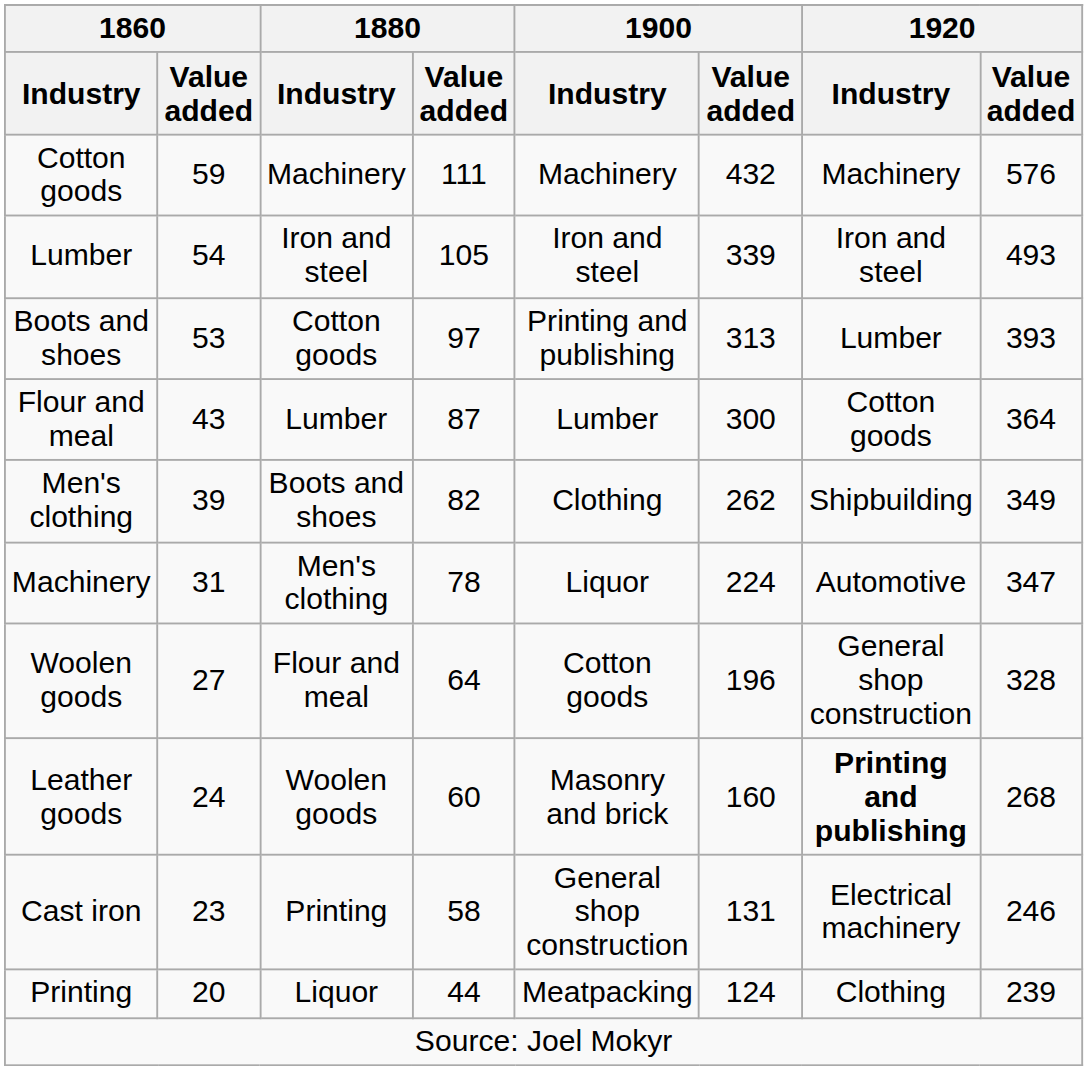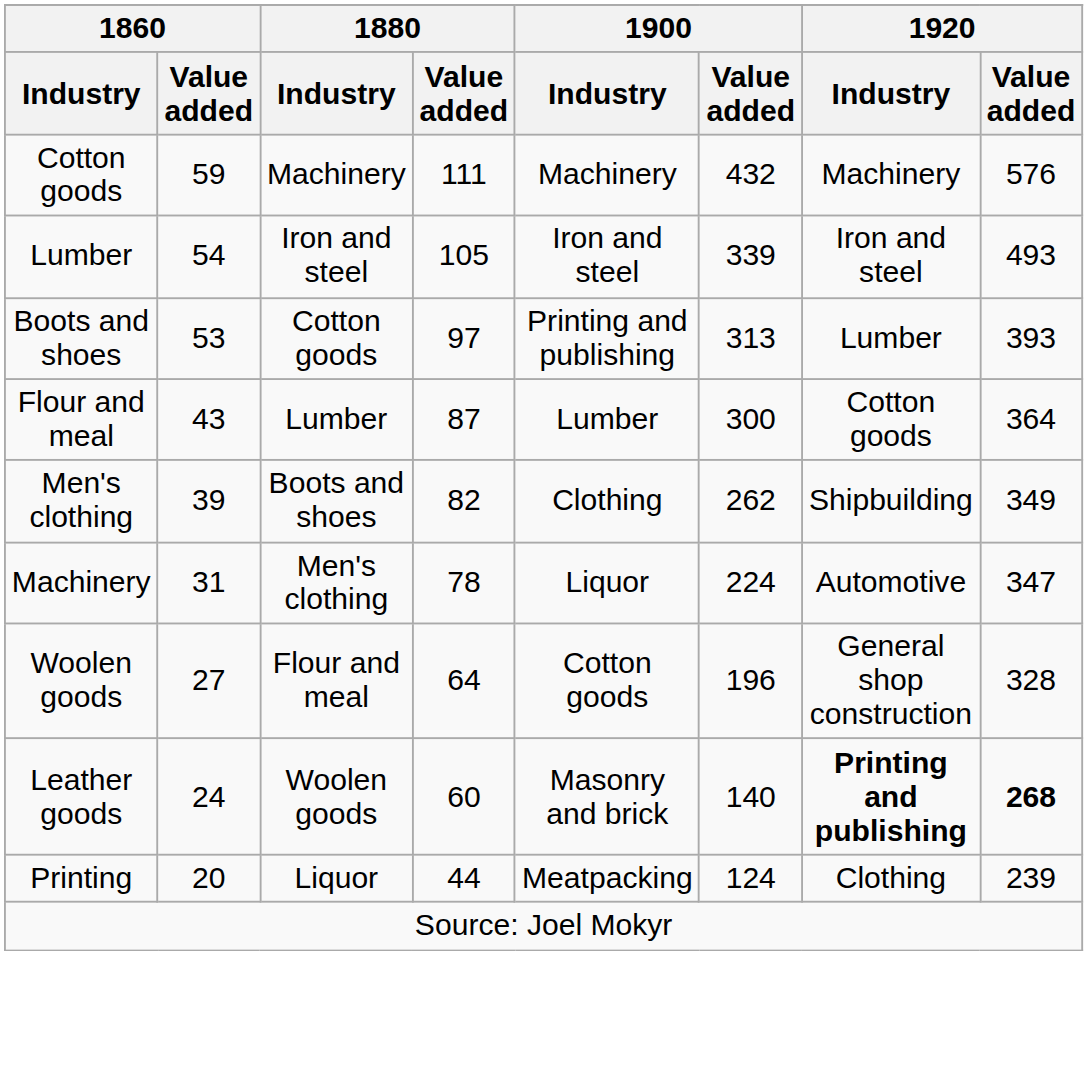(751, 796) 160 -> (751, 796) 140
(1031, 796) normal -> (1031, 796) bold
- row: (81, 911)
